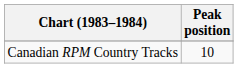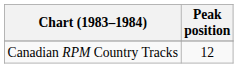(207, 52) 10 -> (207, 52) 12
